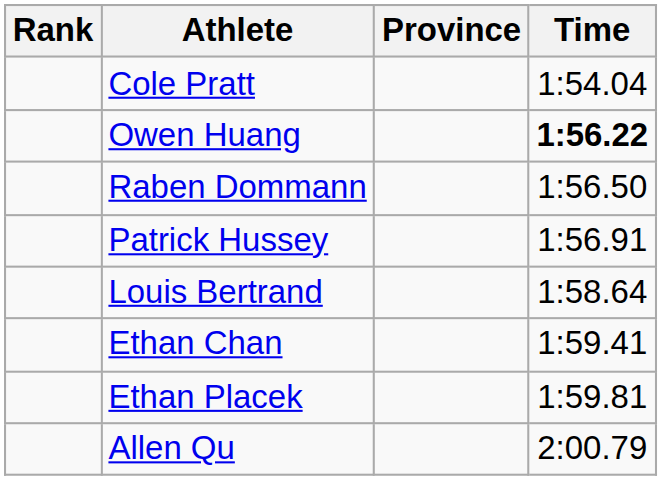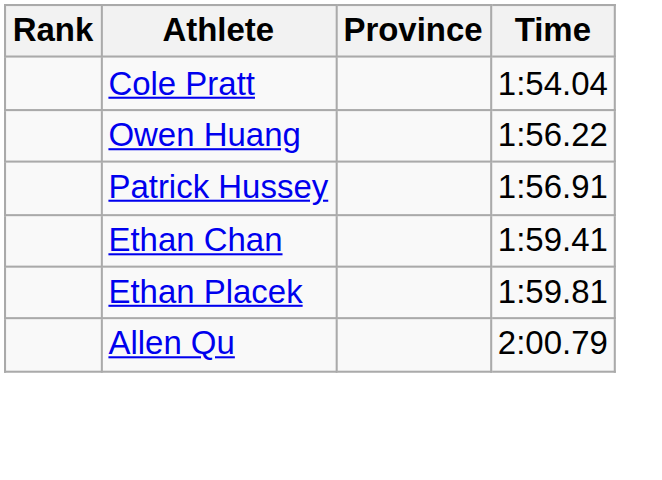(592, 135) bold -> (553, 135) normal
- row: (238, 187)
- row: (216, 291)
